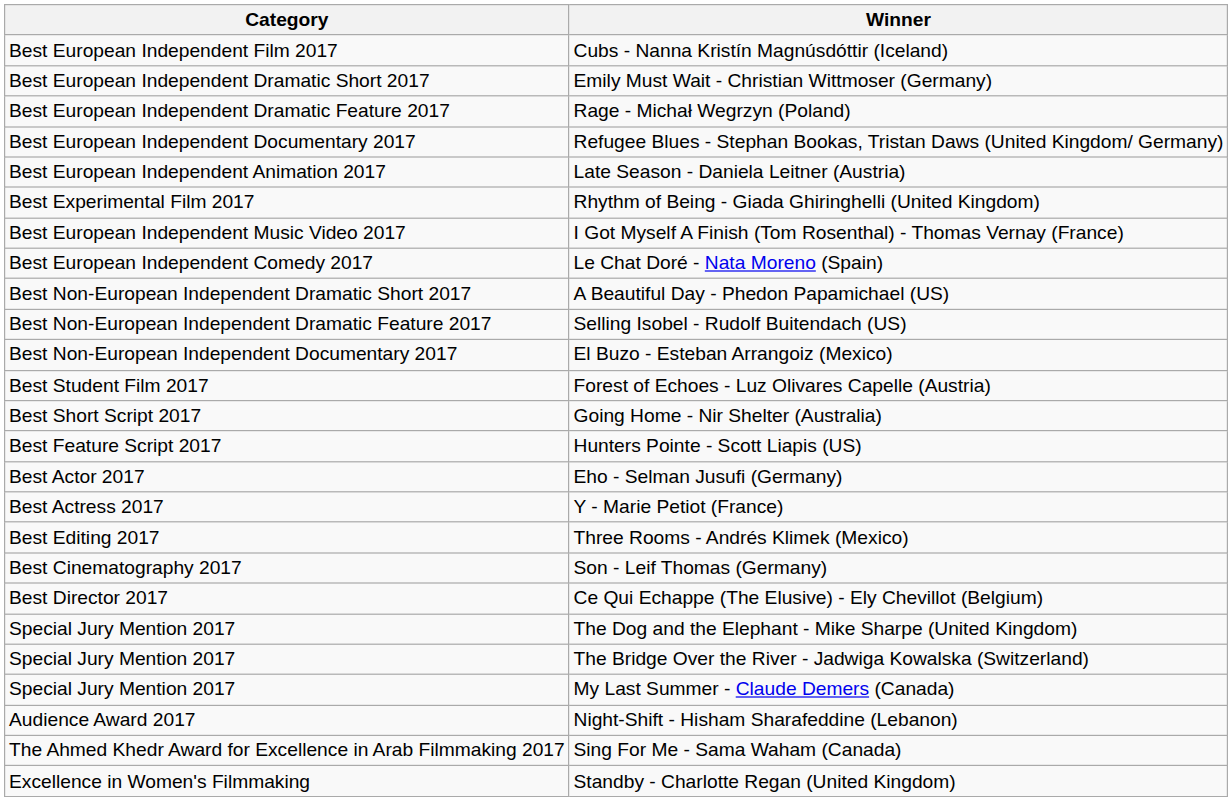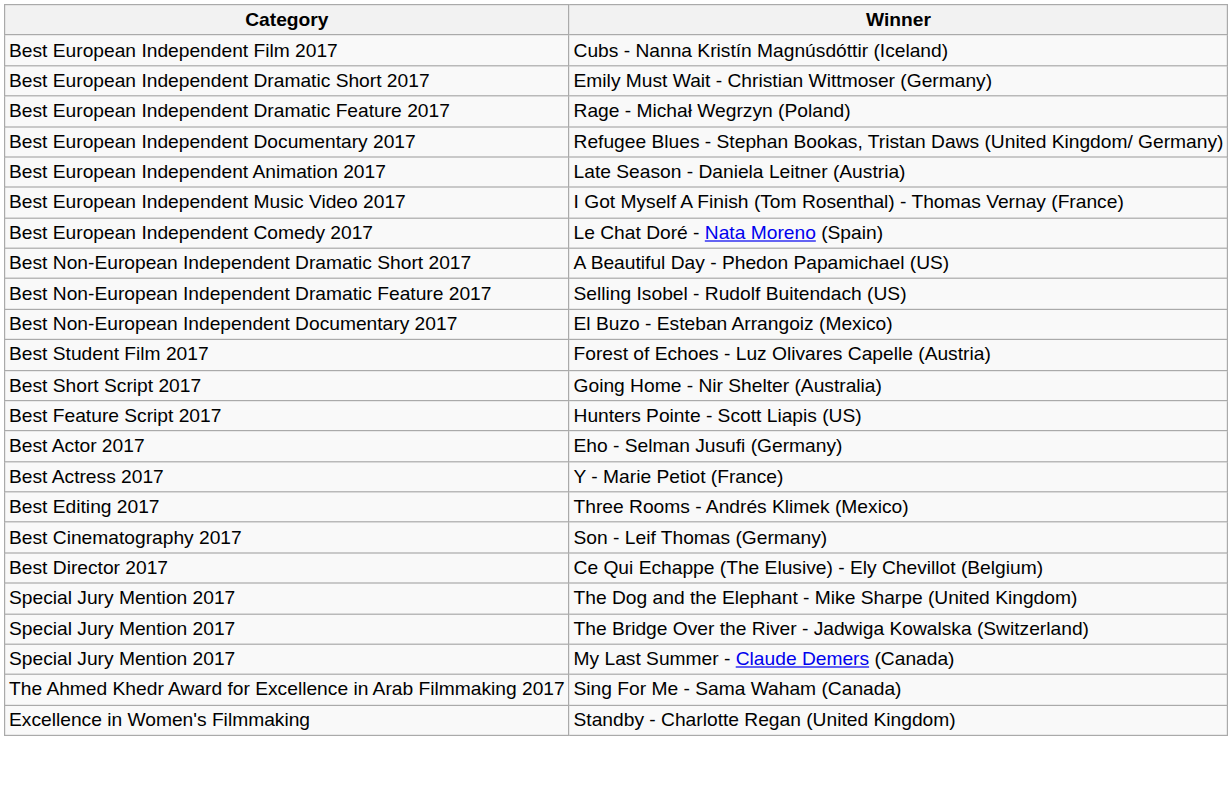- row: (807, 202)
- row: (766, 720)
